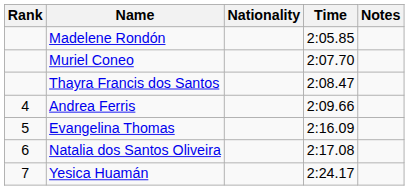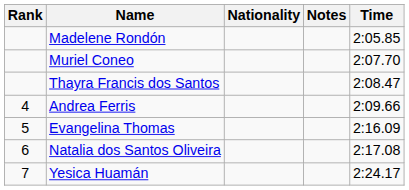columns swapped: (331, 15) <-> (381, 15)
